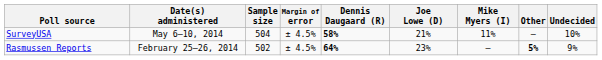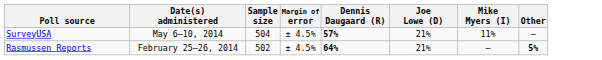- column: (572, 21)
(331, 34) 58% -> (331, 34) 57%
(423, 48) 23% -> (423, 48) 21%
